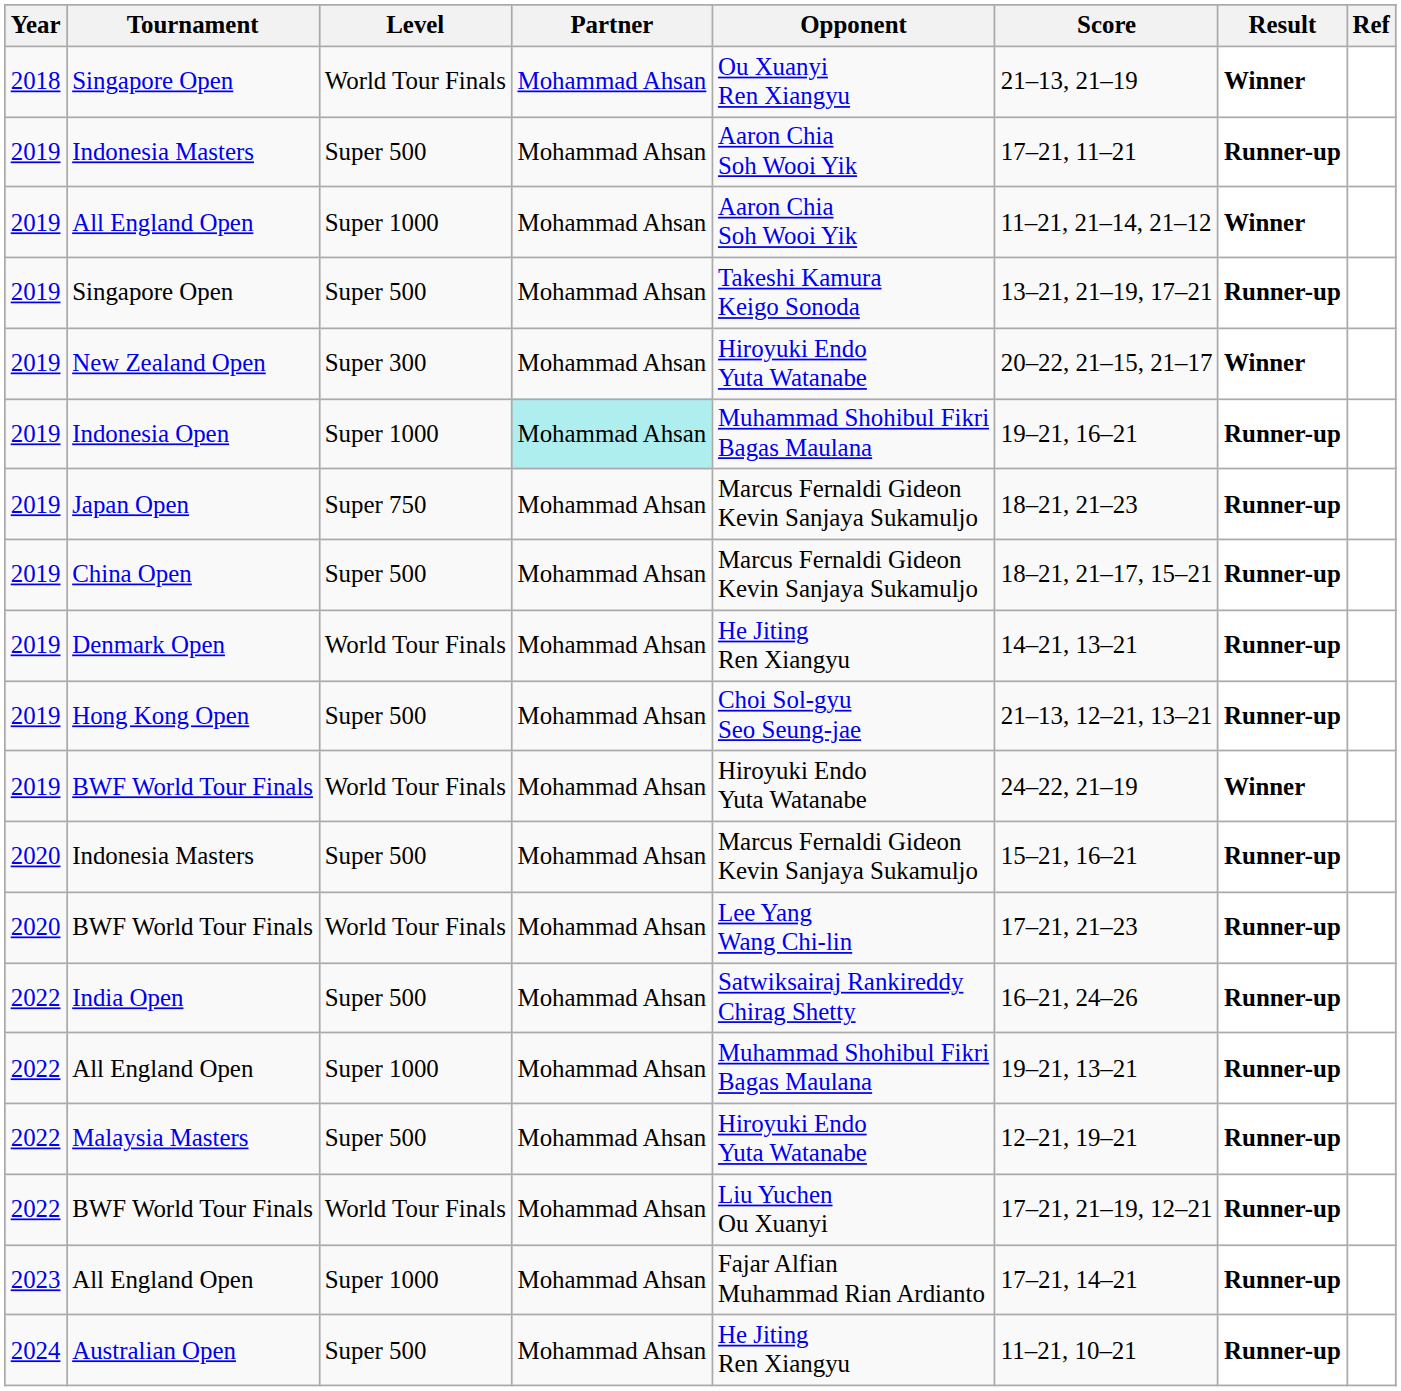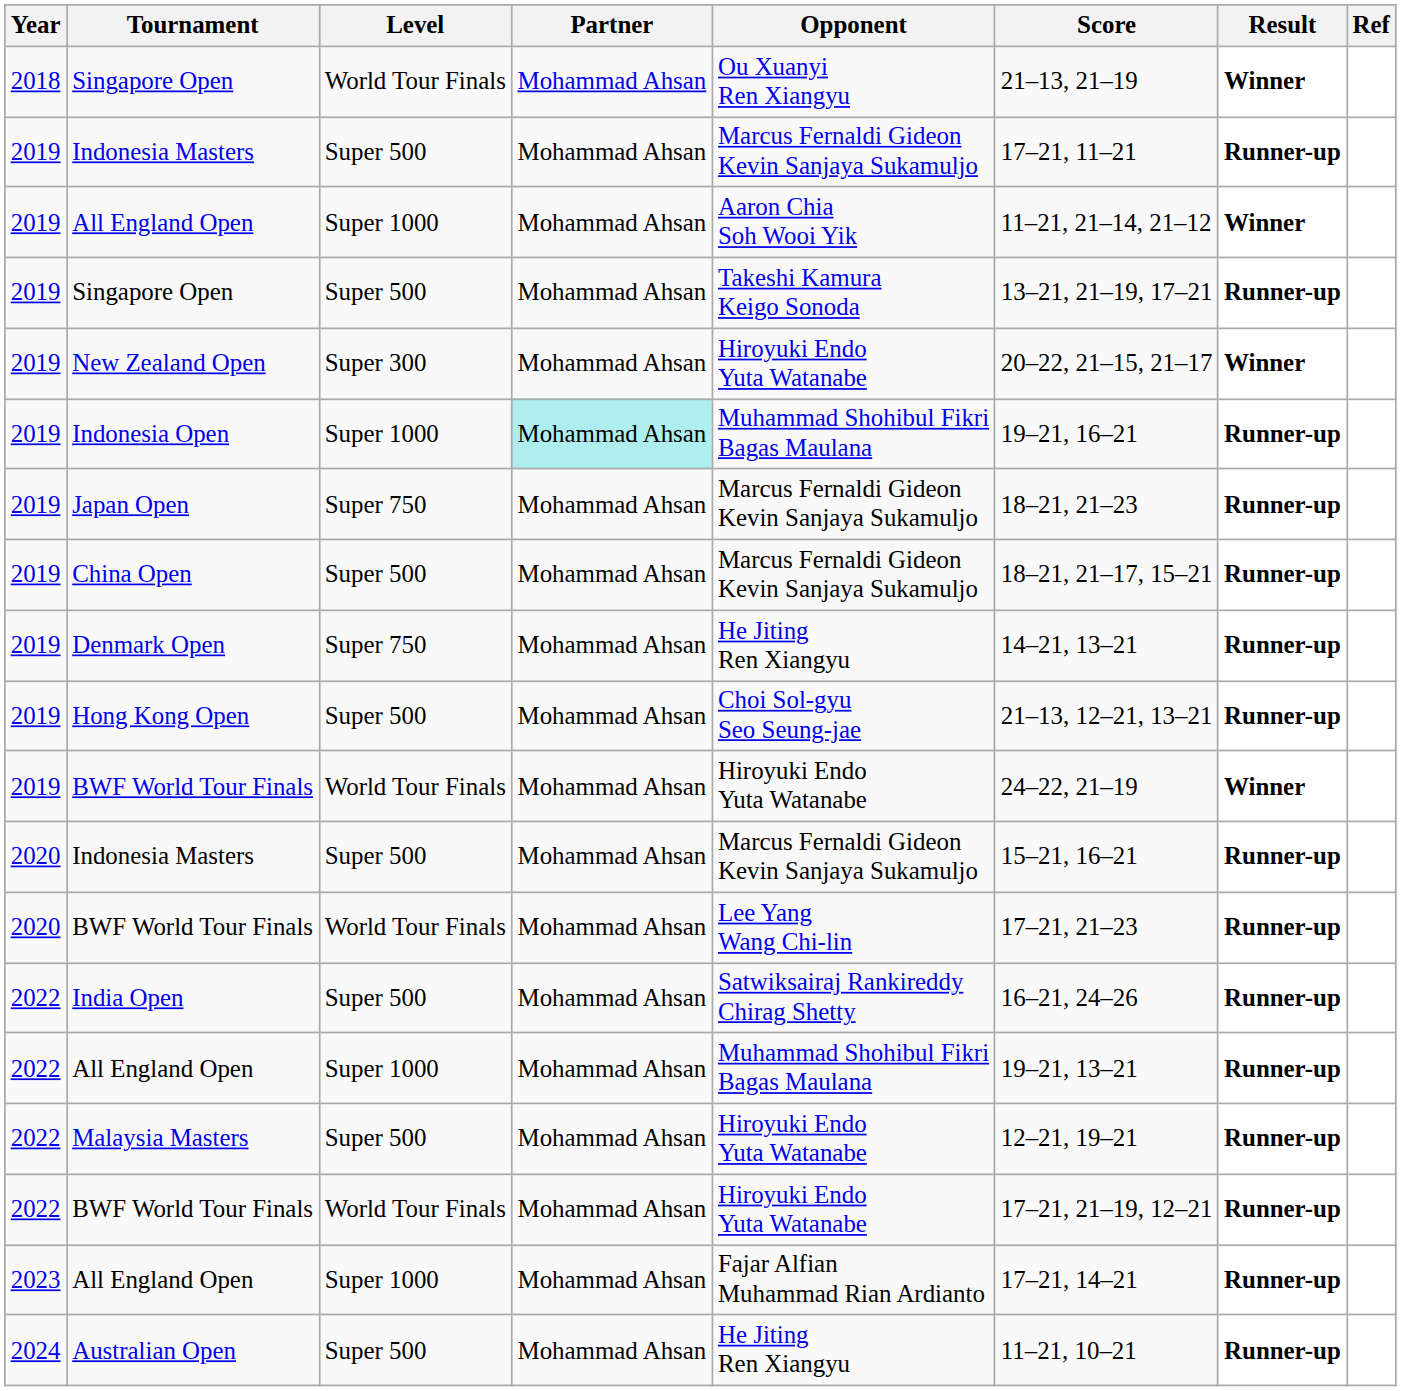(788, 151) Aaron Chia Soh Wooi Yik -> (848, 151) Marcus Fernaldi Gideon Kevin Sanjaya Sukamuljo
(415, 645) World Tour Finals -> (376, 645) Super 750
(775, 1209) Liu Yuchen Ou Xuanyi -> (792, 1209) Hiroyuki Endo Yuta Watanabe
